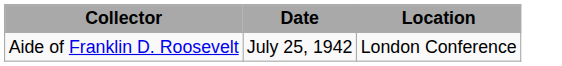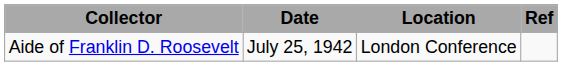+ column: (539, 18)
